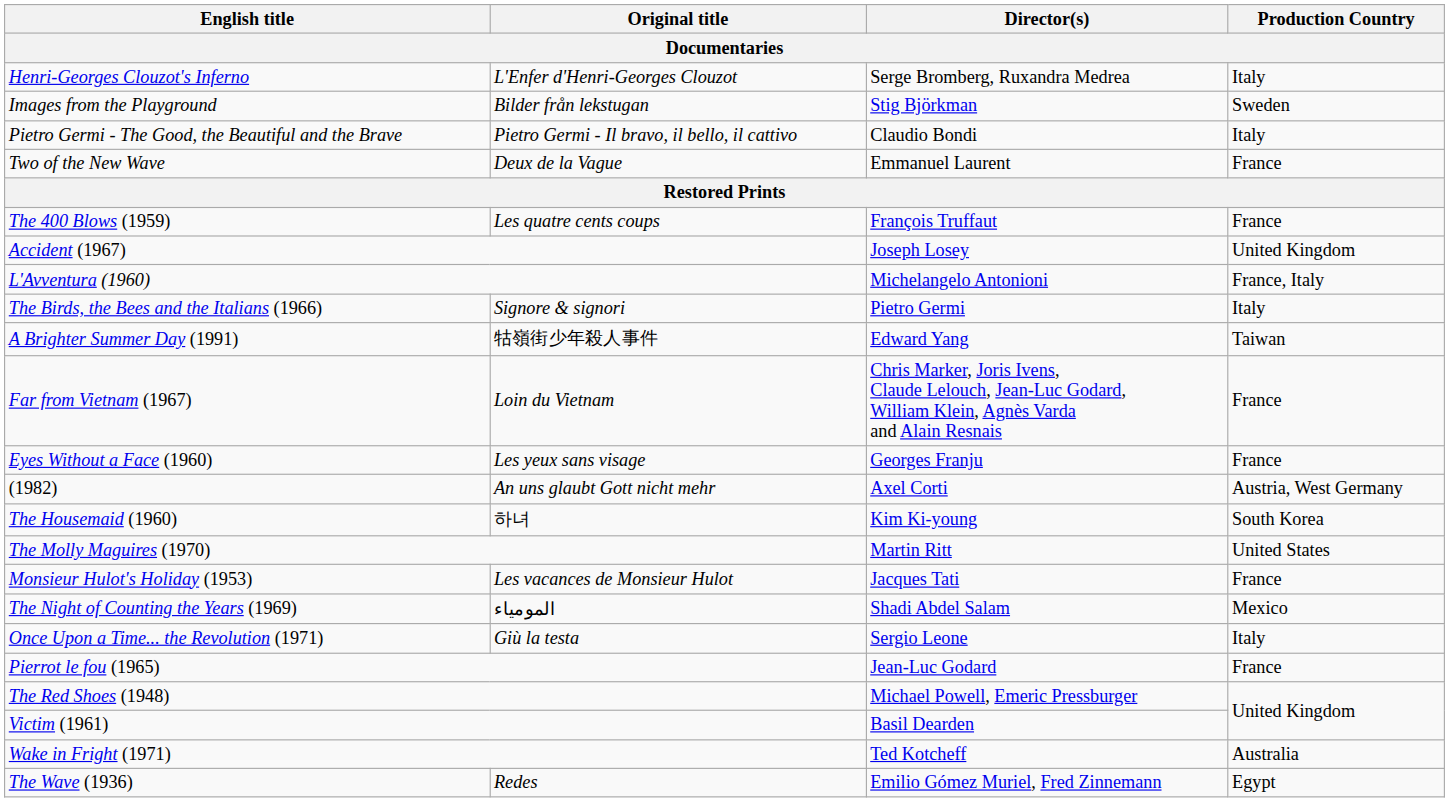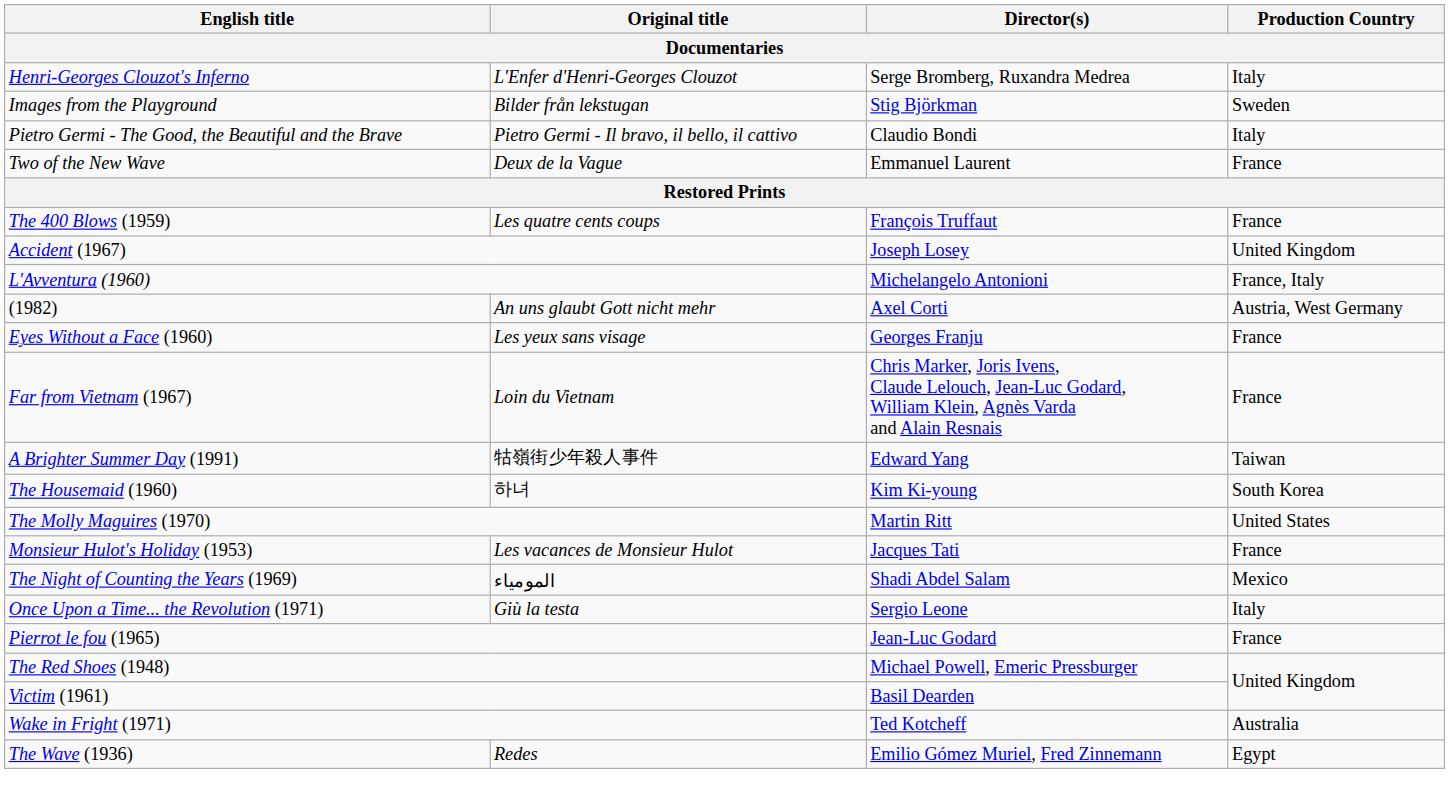- row: (165, 308)
rows swapped: (124, 338) <-> (33, 488)
rows swapped: (111, 460) <-> (100, 400)
